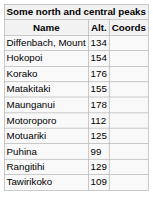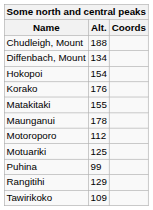+ row: (45, 43)
